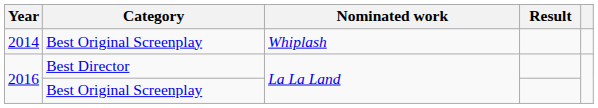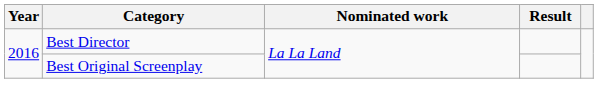- row: (24, 41)
